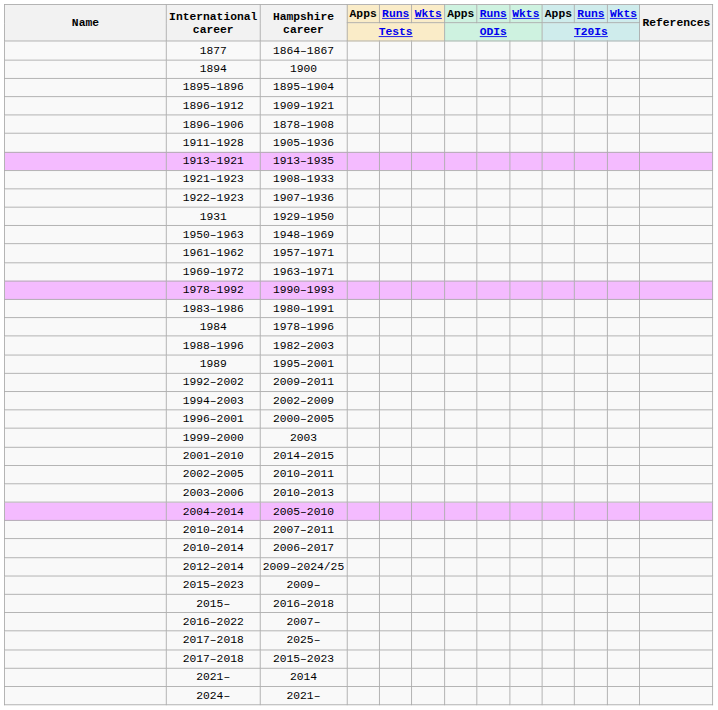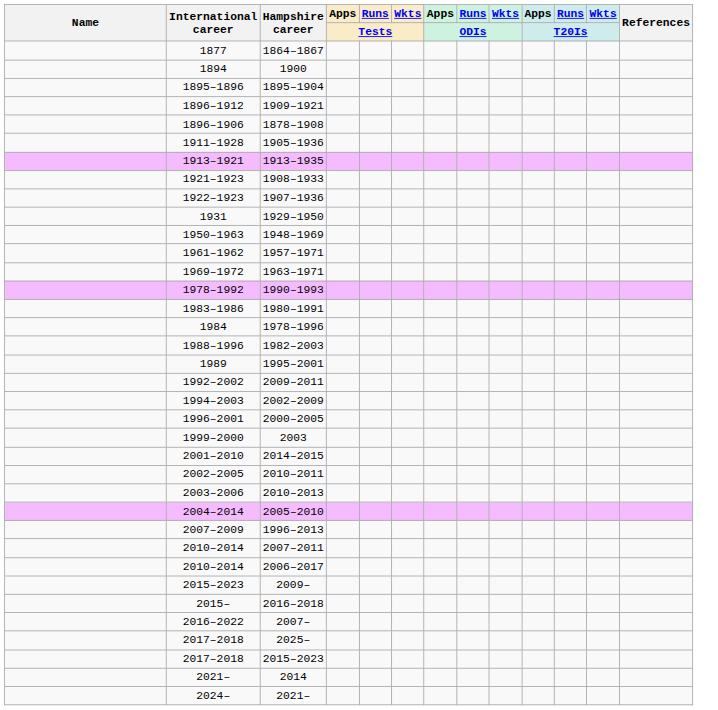+ row: (293, 530)
- row: (303, 567)
